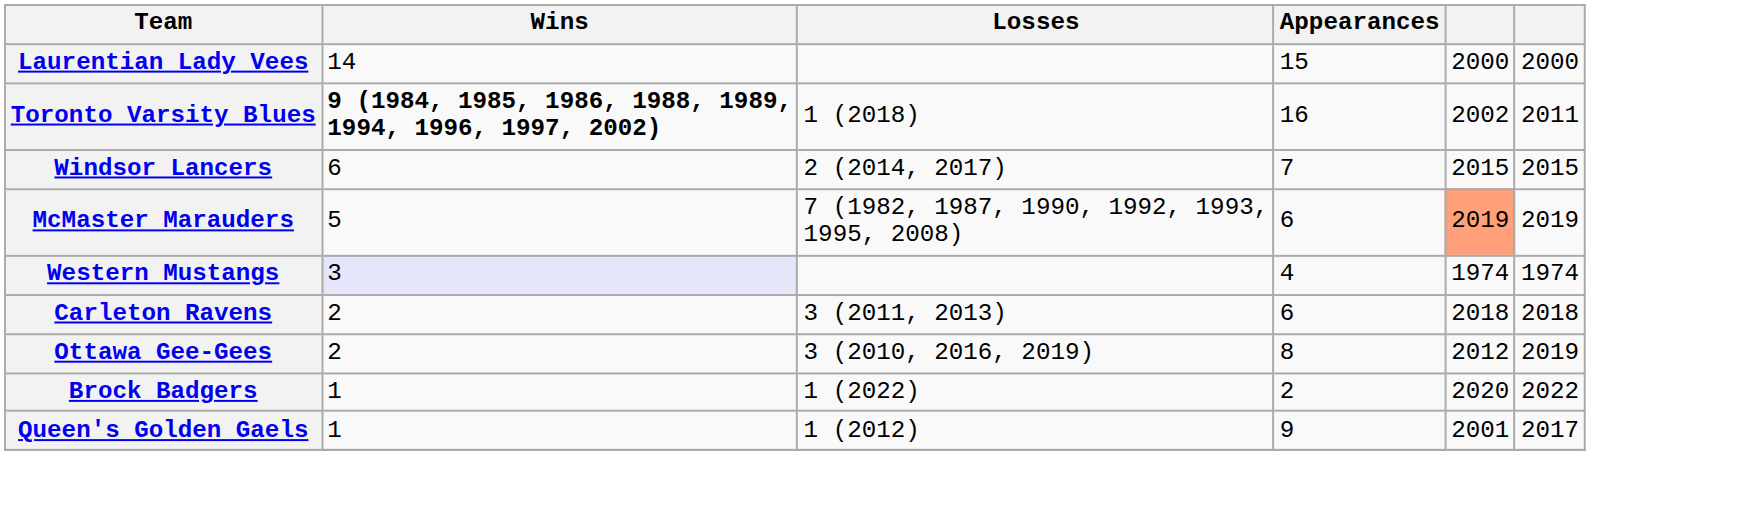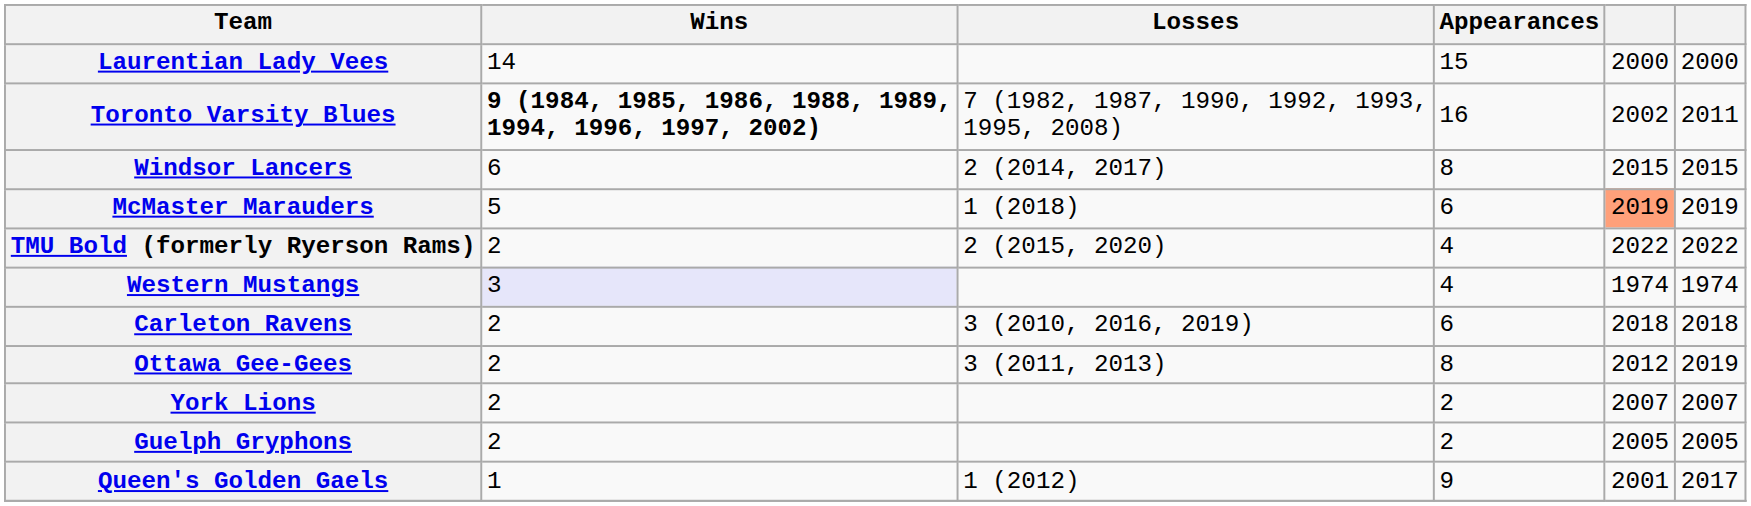(862, 117) 1 (2018) -> (1196, 117) 7 (1982, 1987, 1990, 1992, 1993, 1995, 2008)
(1287, 170) 7 -> (1447, 170) 8
(1036, 222) 7 (1982, 1987, 1990, 1992, 1993, 1995, 2008) -> (1021, 209) 1 (2018)
+ row: (243, 248)
(905, 314) 3 (2011, 2013) -> (1108, 326) 3 (2010, 2016, 2019)
(949, 353) 3 (2010, 2016, 2019) -> (1065, 365) 3 (2011, 2013)
+ row: (243, 404)
+ row: (243, 443)
- row: (163, 392)
